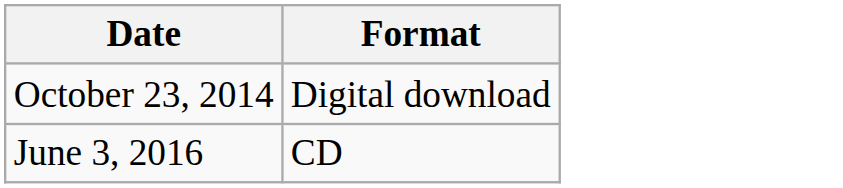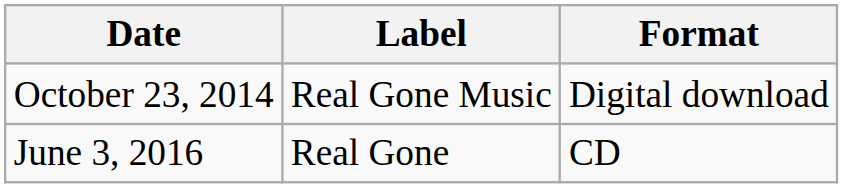+ column: (421, 34)
